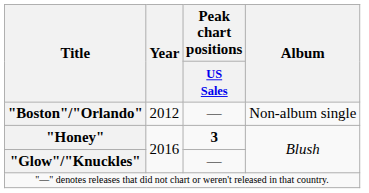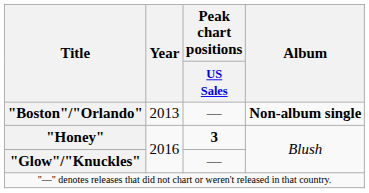(164, 113) 2012 -> (164, 113) 2013
(303, 113) normal -> (305, 113) bold
